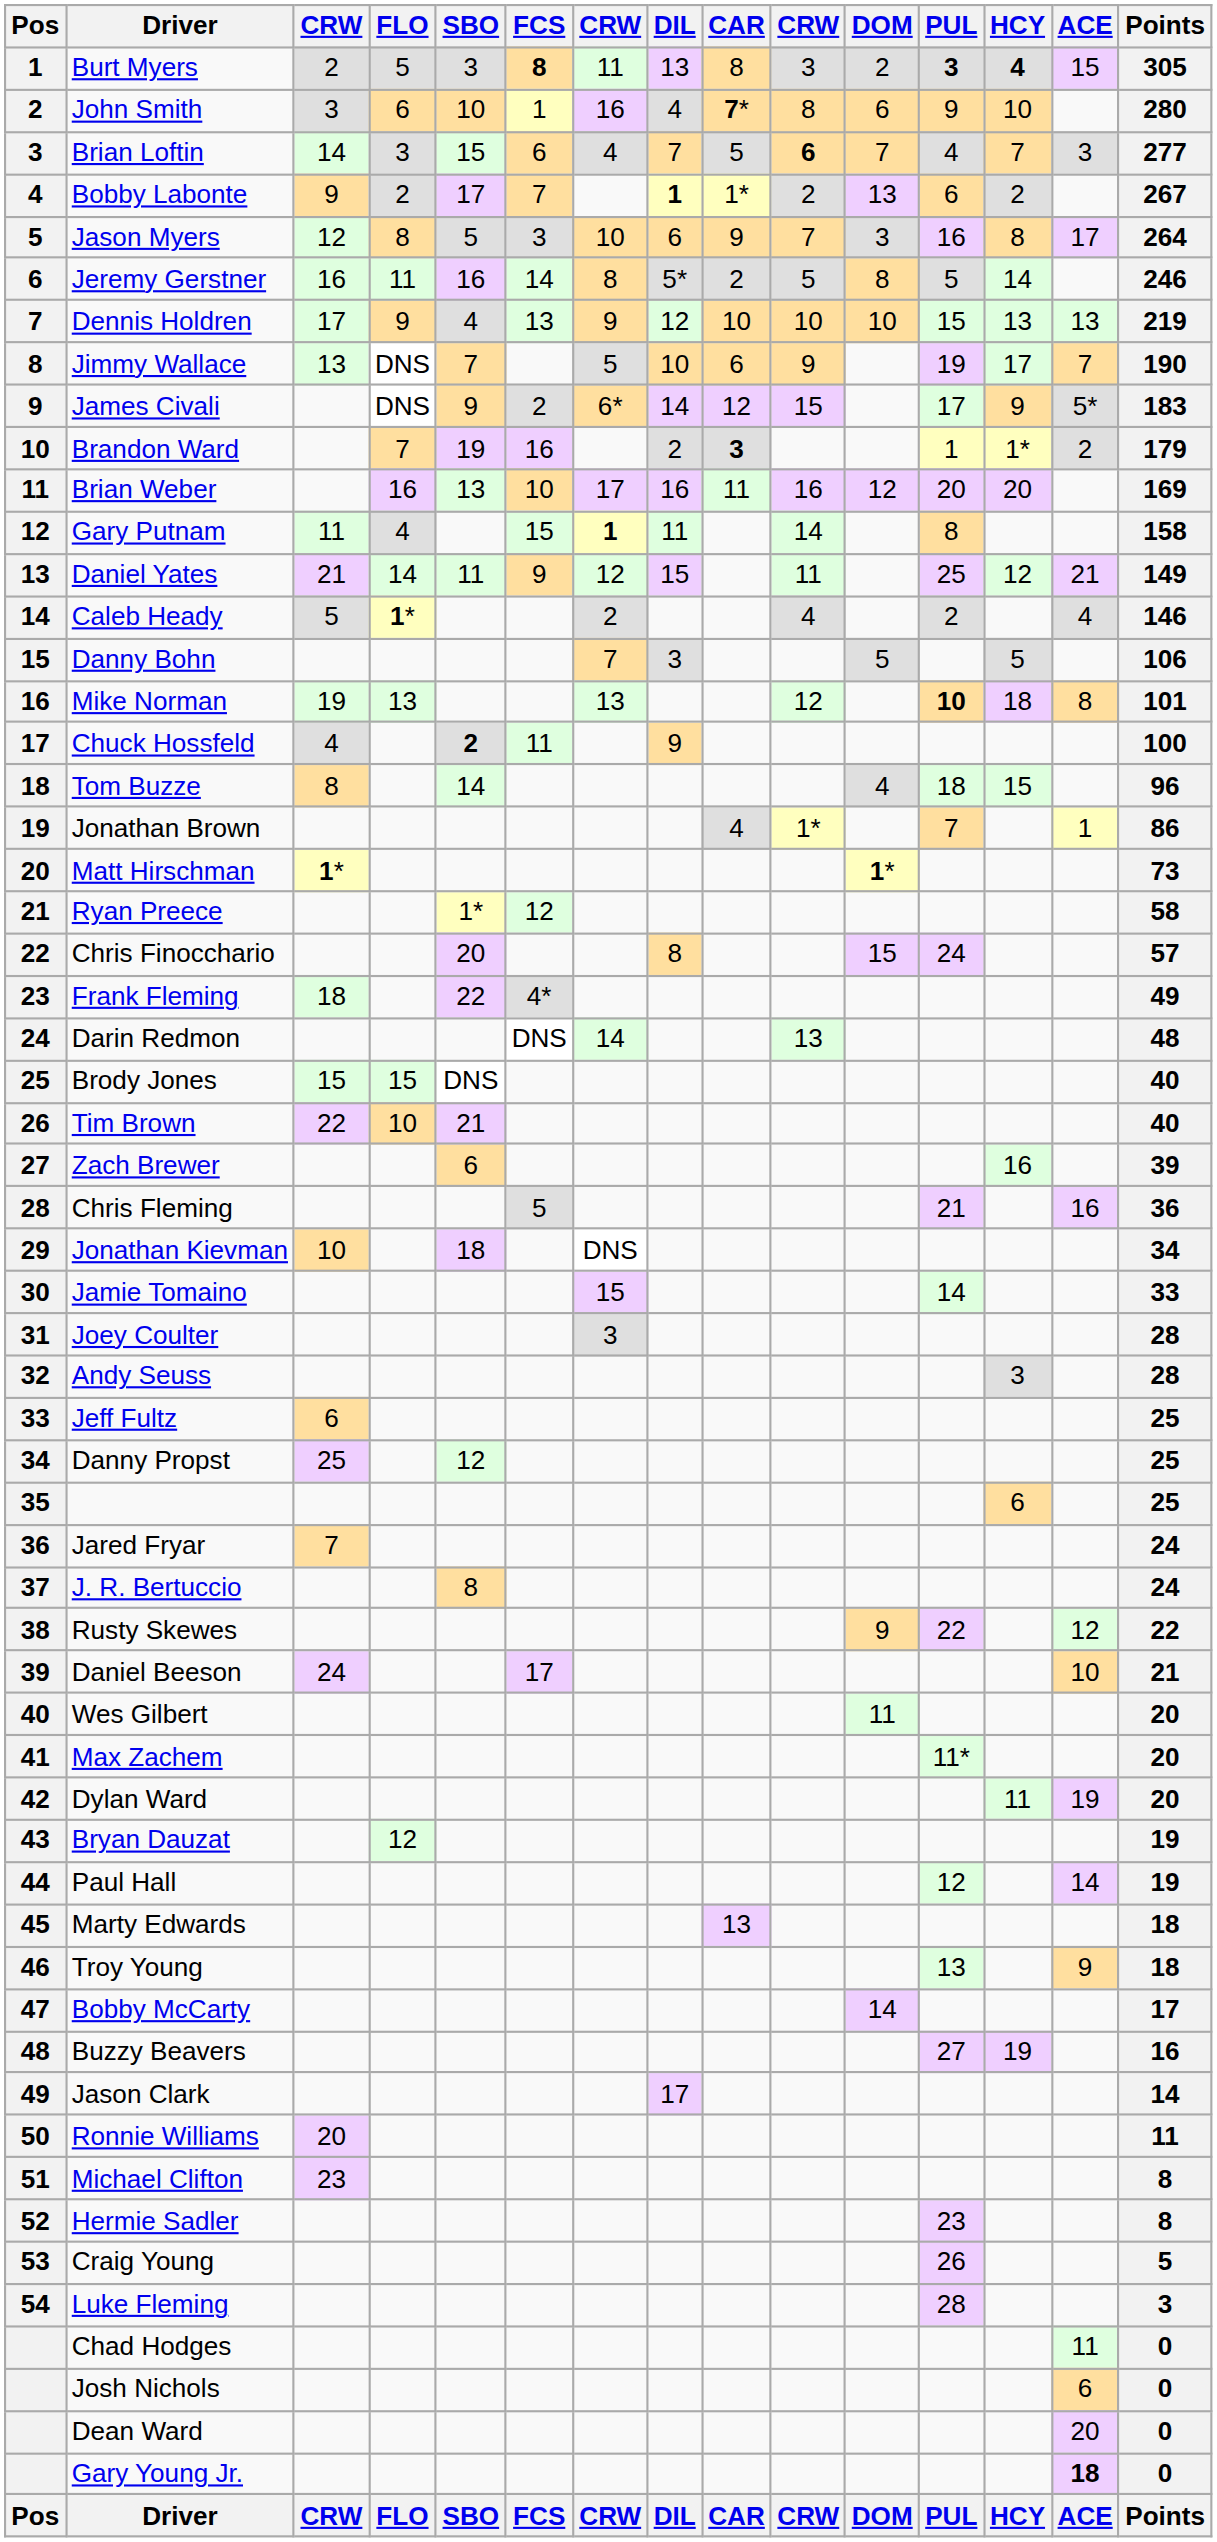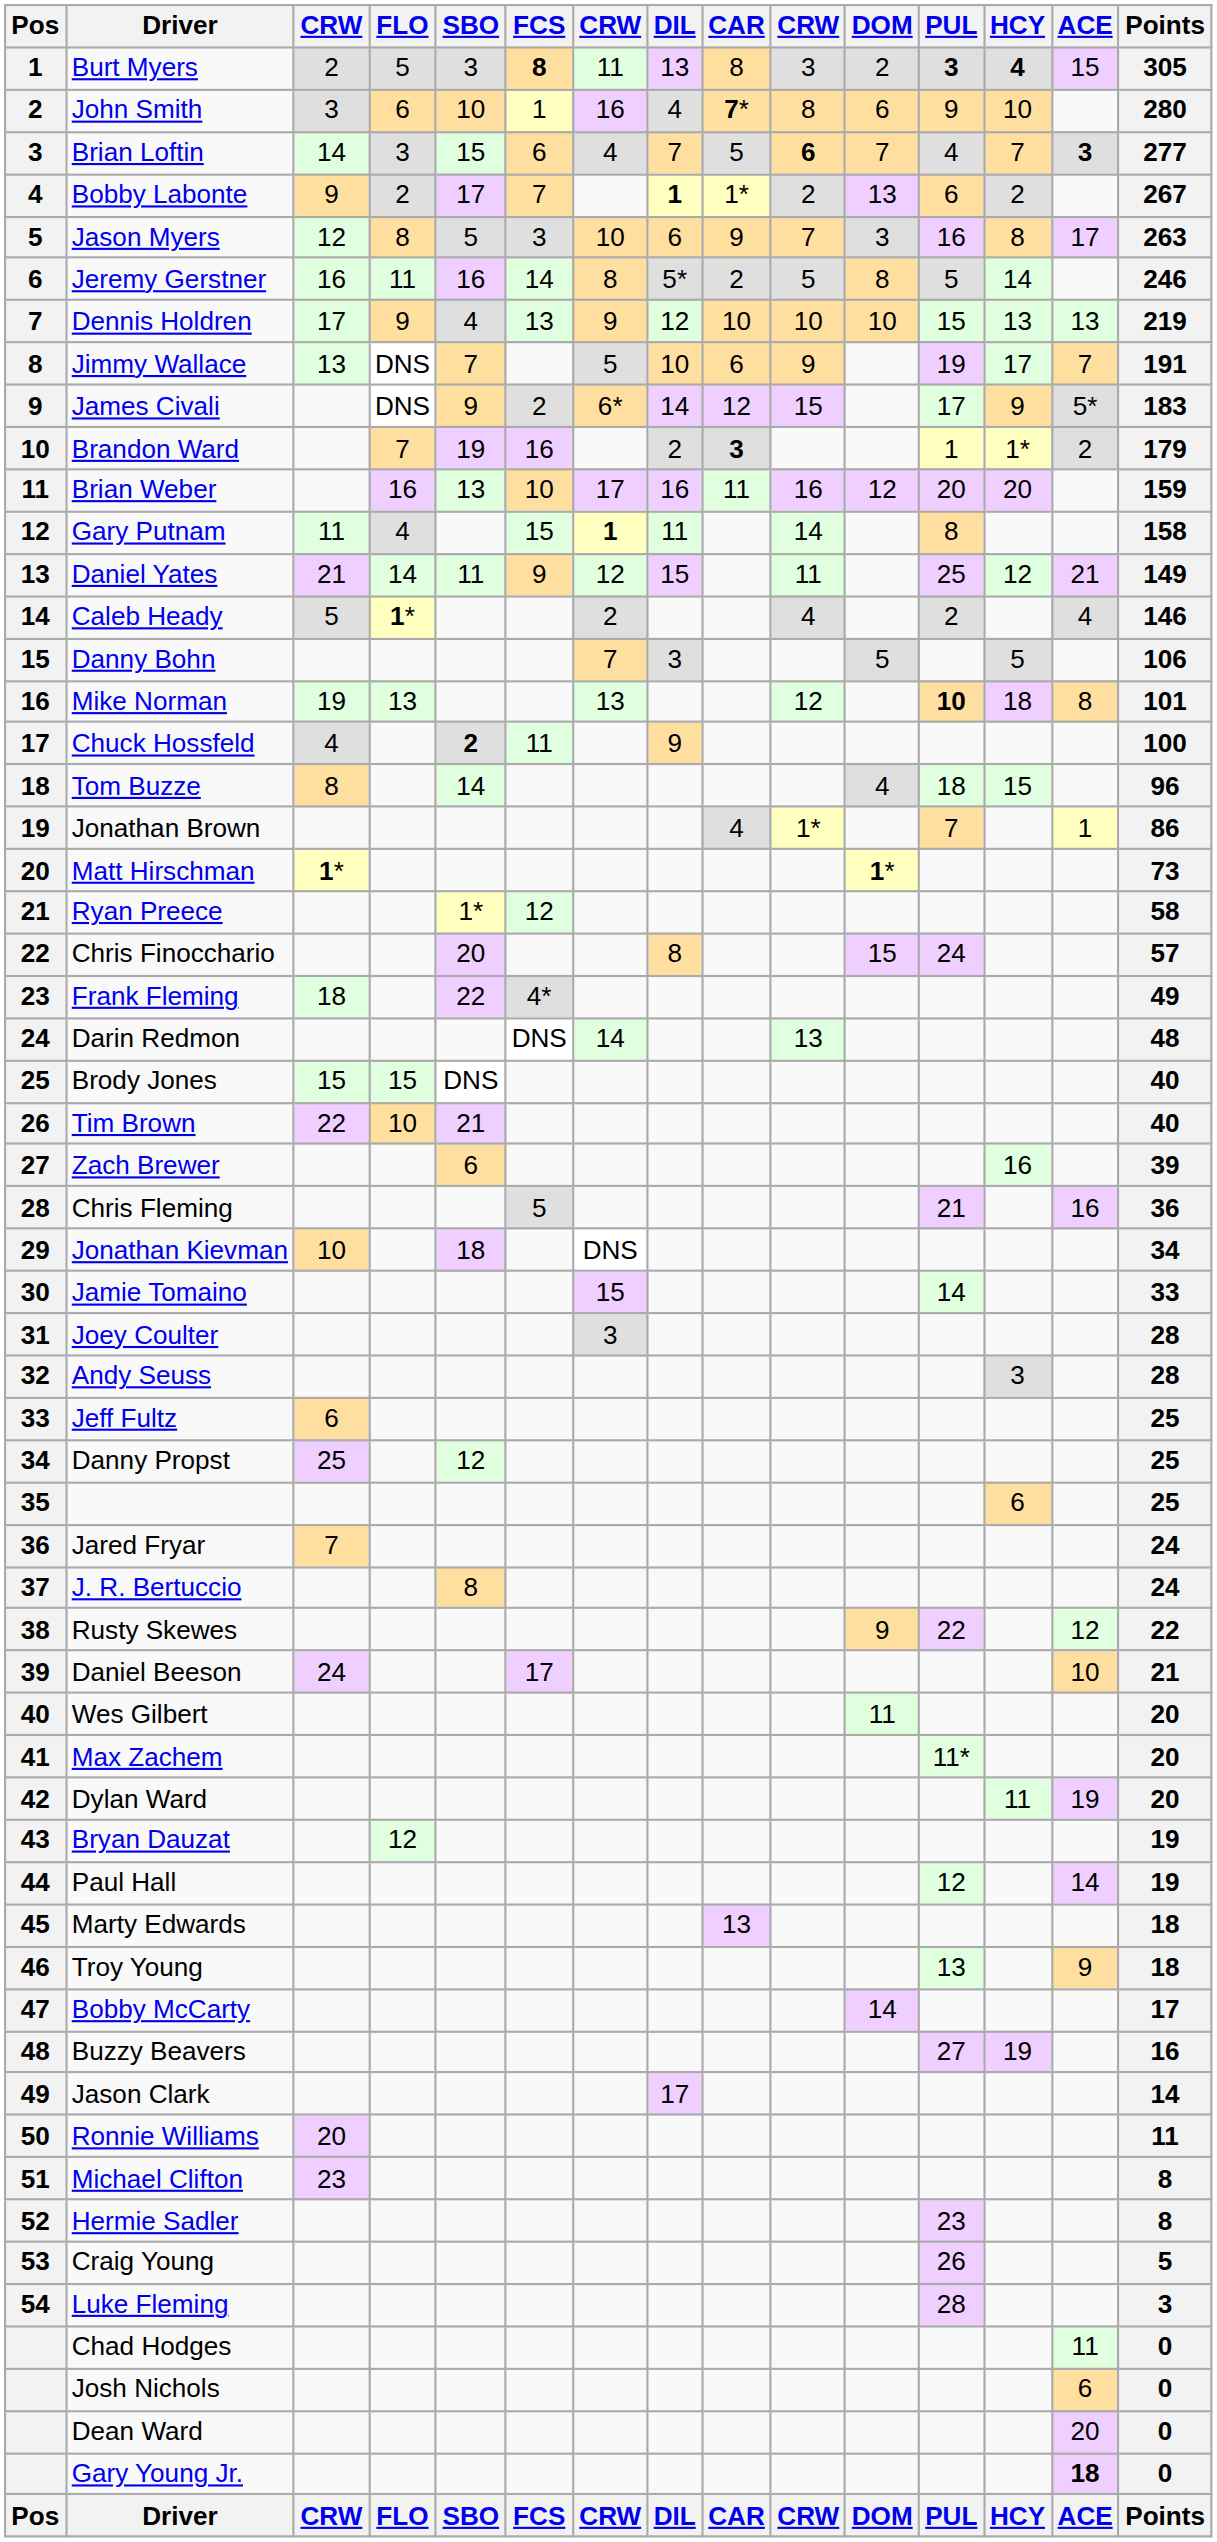(1085, 153) normal -> (1085, 153) bold
(1165, 237) 264 -> (1165, 237) 263
(1165, 364) 190 -> (1165, 364) 191
(1165, 491) 169 -> (1165, 491) 159
